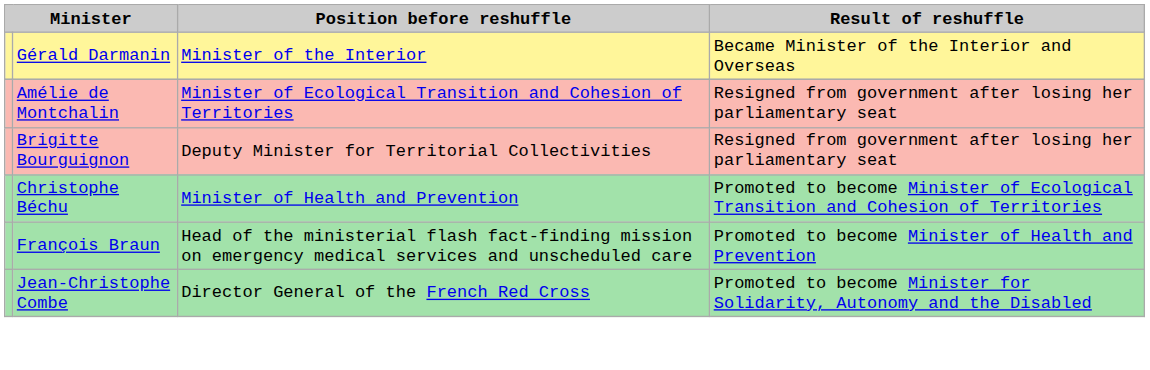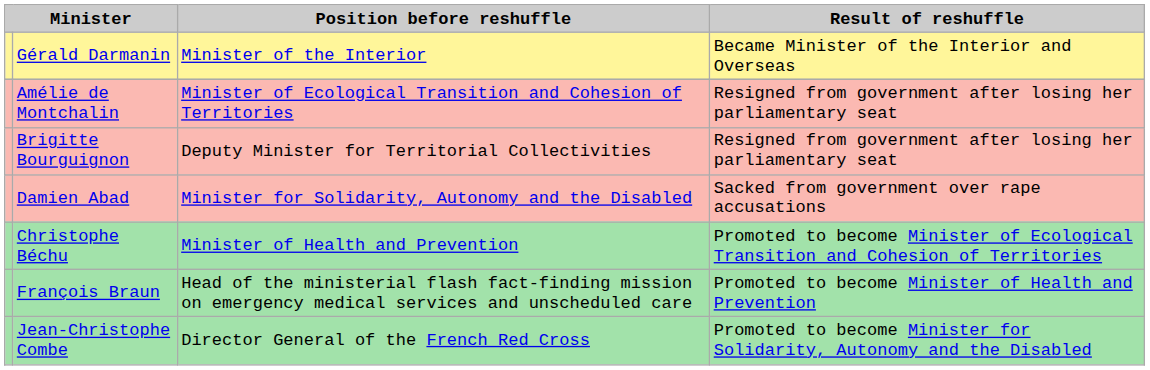+ row: (73, 198)
